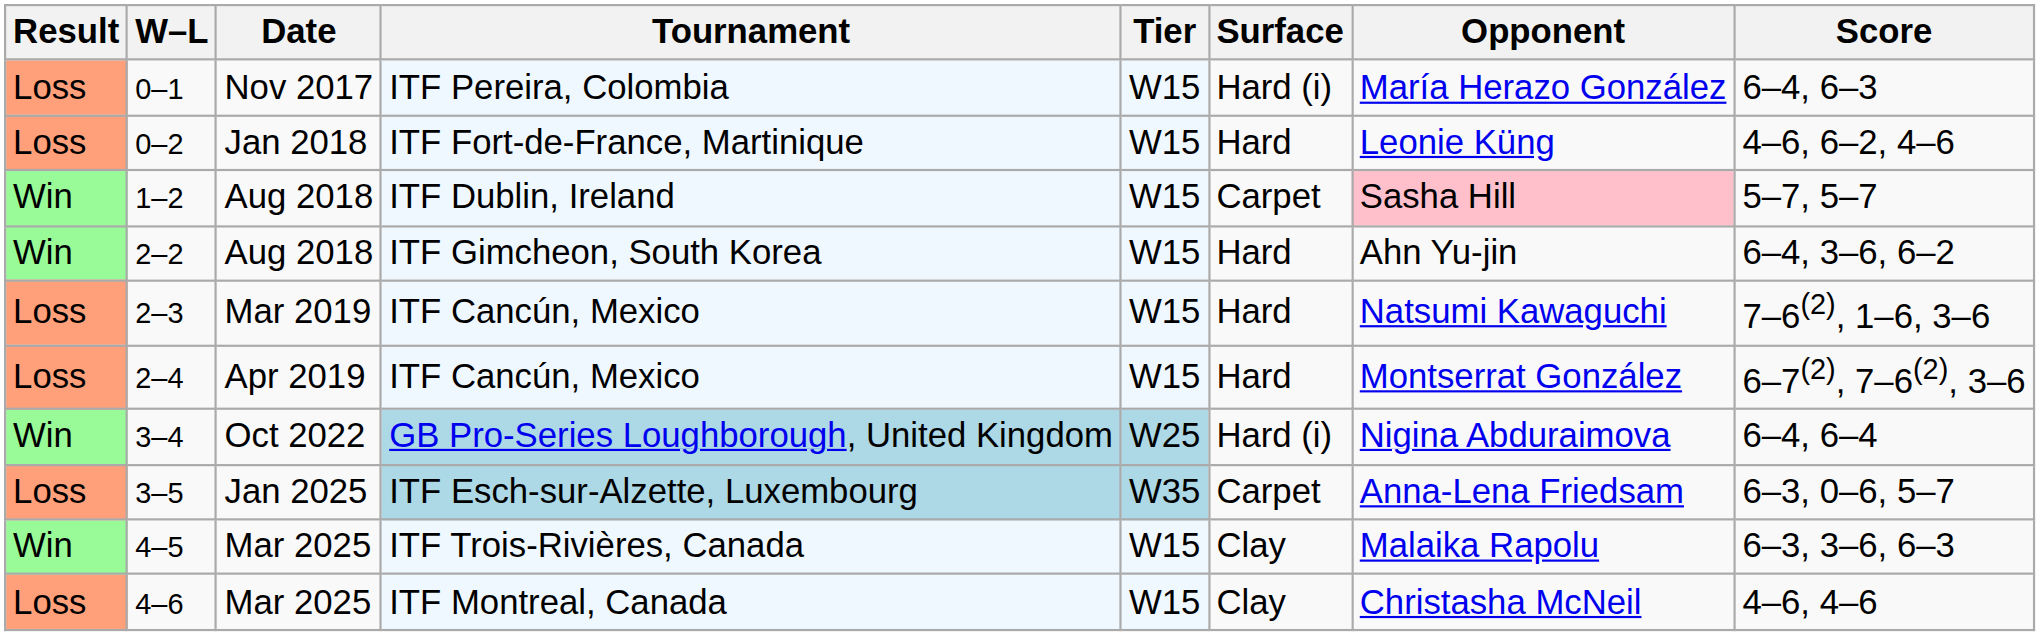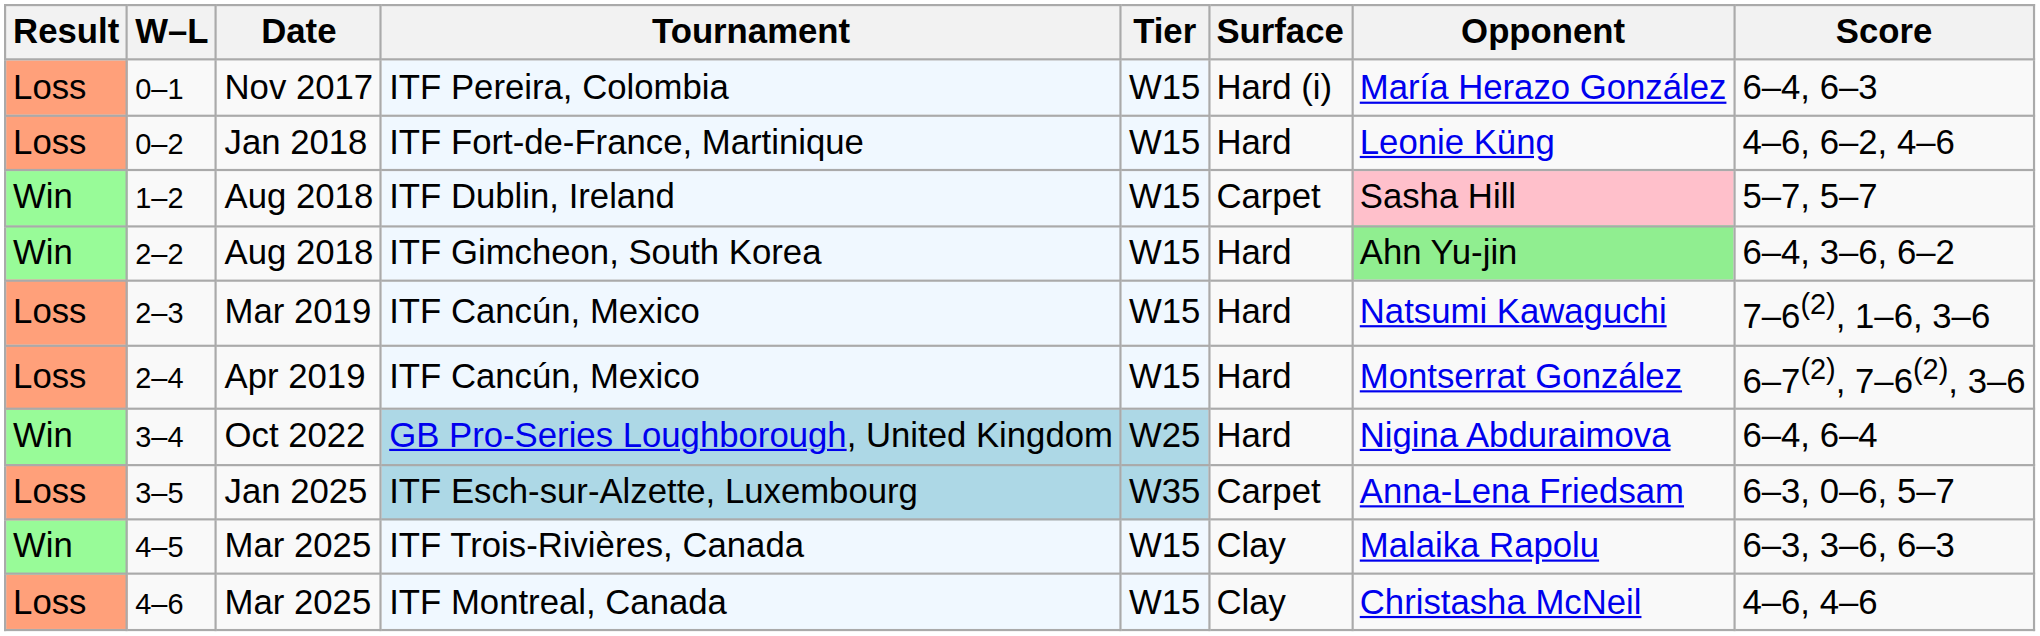(1439, 252) no background -> (1439, 252) lightgreen background
(1274, 436) Hard (i) -> (1254, 436) Hard
